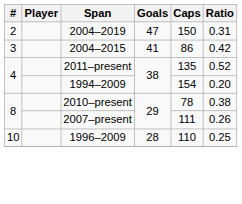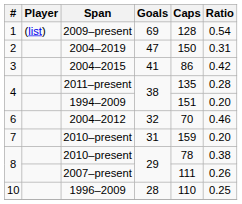+ row: (13, 31)
(220, 66) 0.52 -> (220, 84) 0.28
(187, 84) 154 -> (187, 102) 151
+ row: (13, 119)
+ row: (13, 137)
